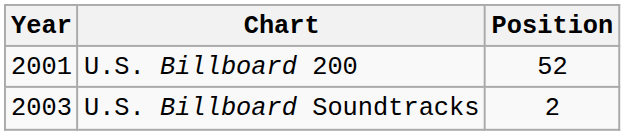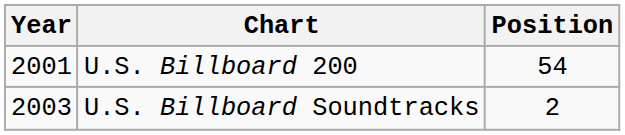(552, 67) 52 -> (552, 67) 54
